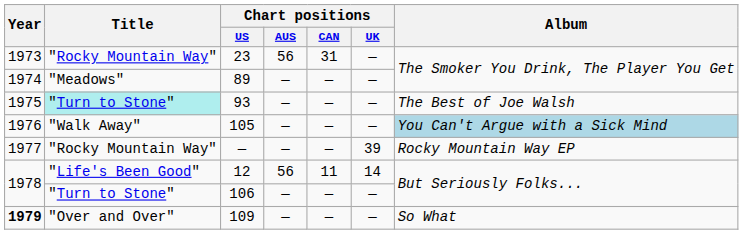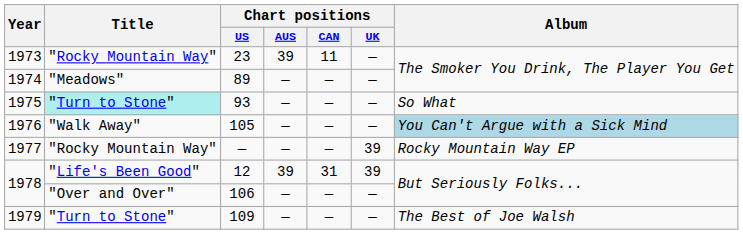(285, 58) 56 -> (285, 58) 39
(329, 58) 31 -> (329, 58) 11
(486, 103) The Best of Joe Walsh -> (427, 103) So What
(285, 172) 56 -> (285, 172) 39
(329, 172) 11 -> (329, 172) 31
(373, 172) 14 -> (373, 172) 39
(111, 195) "Turn to Stone" -> (111, 195) "Over and Over"
(25, 218) bold -> (25, 218) normal
(111, 218) "Over and Over" -> (111, 218) "Turn to Stone"
(427, 218) So What -> (486, 218) The Best of Joe Walsh
